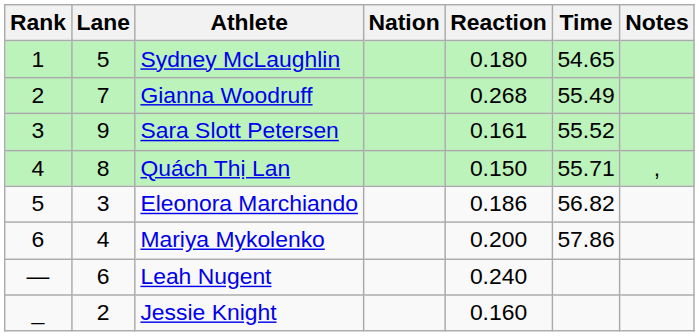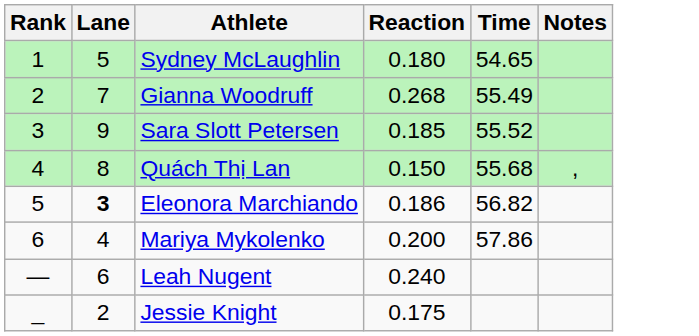- column: (404, 22)
(499, 131) 0.161 -> (417, 131) 0.185
(586, 167) 55.71 -> (504, 167) 55.68
(103, 204) normal -> (103, 204) bold
(499, 312) 0.160 -> (417, 312) 0.175
